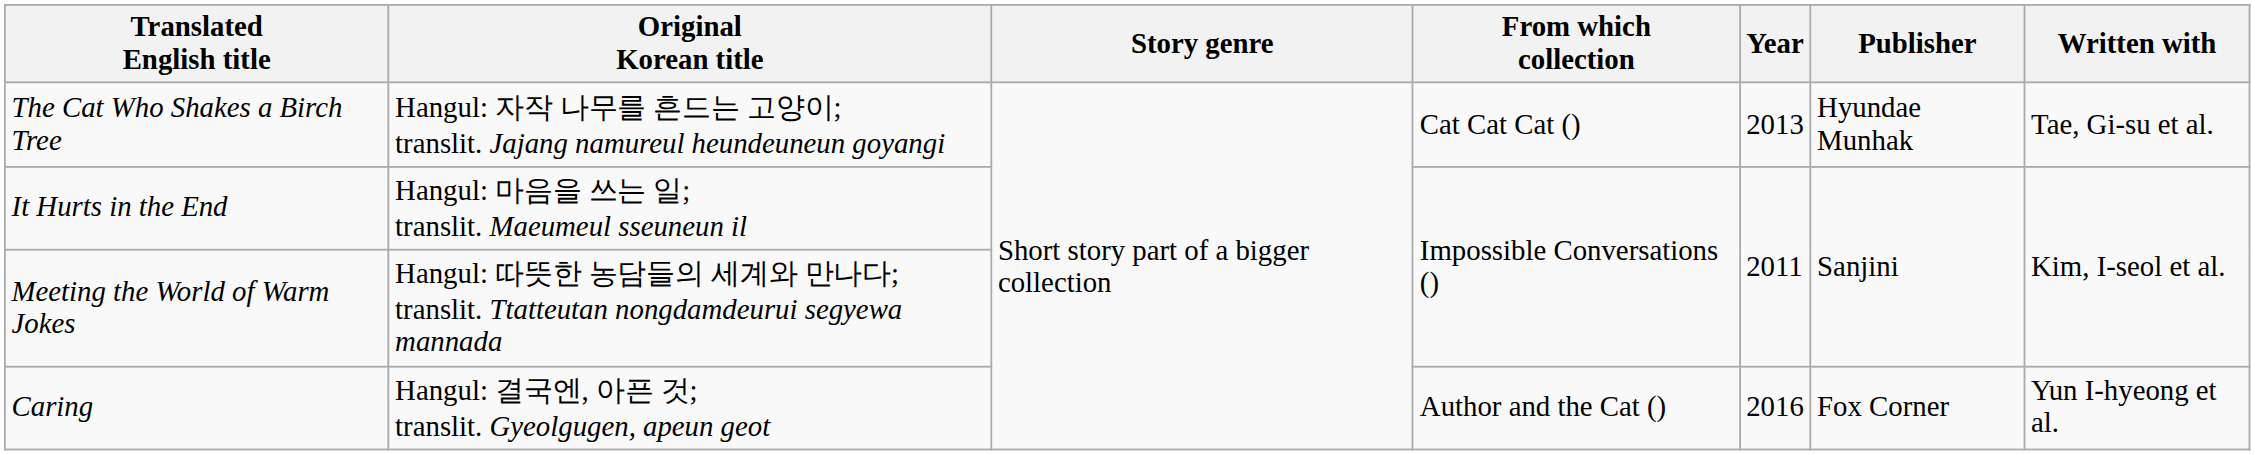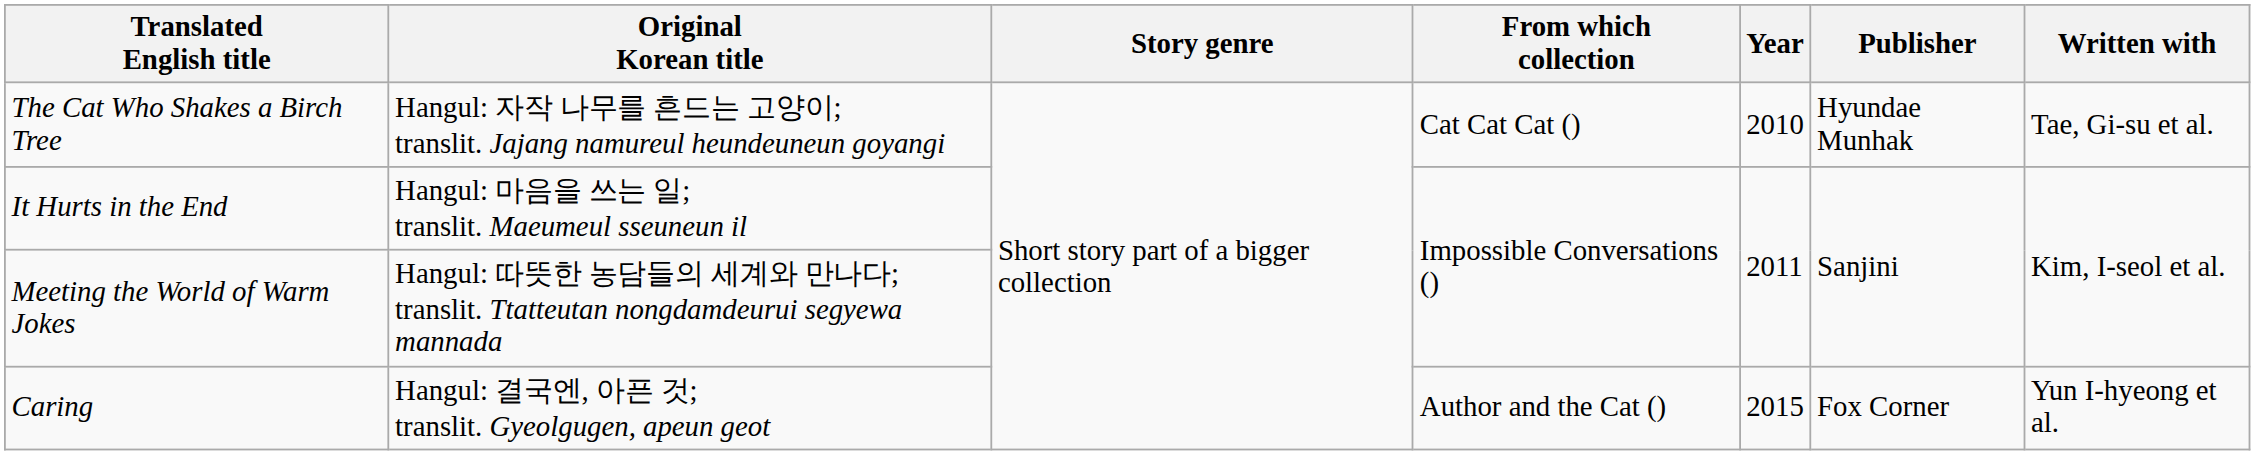(1775, 124) 2013 -> (1775, 124) 2010
(1775, 407) 2016 -> (1775, 407) 2015
